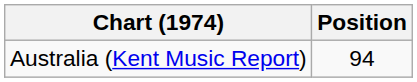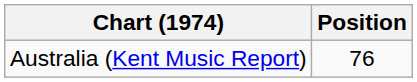(362, 58) 94 -> (362, 58) 76
